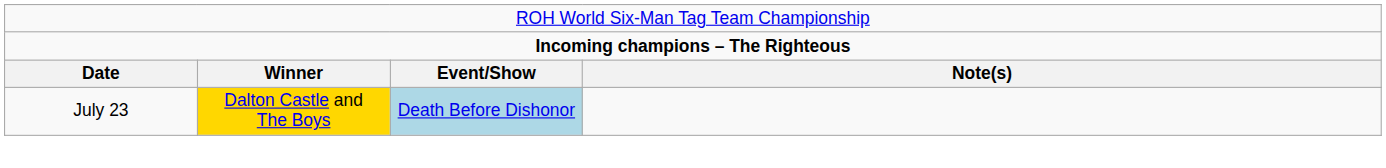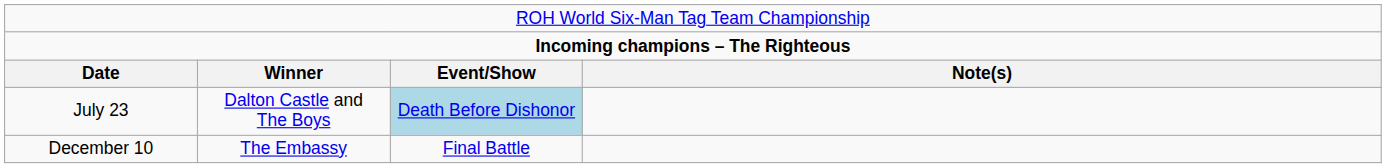(294, 111) gold background -> (294, 111) no background
+ row: (101, 148)
